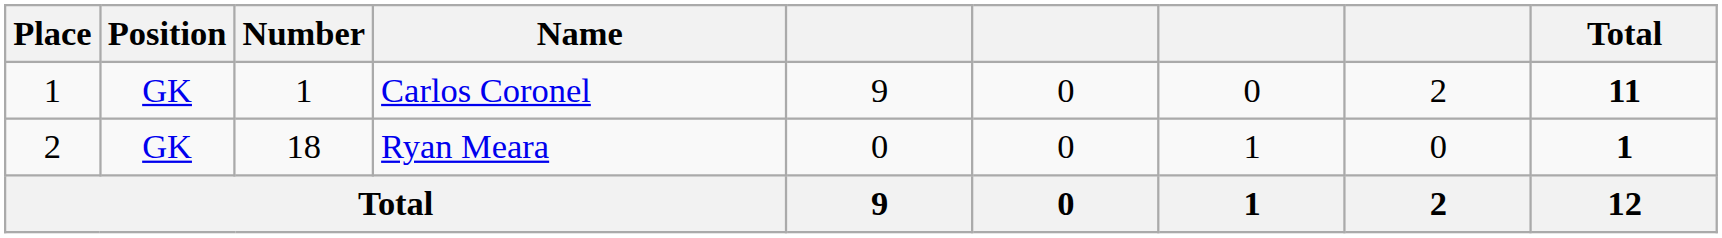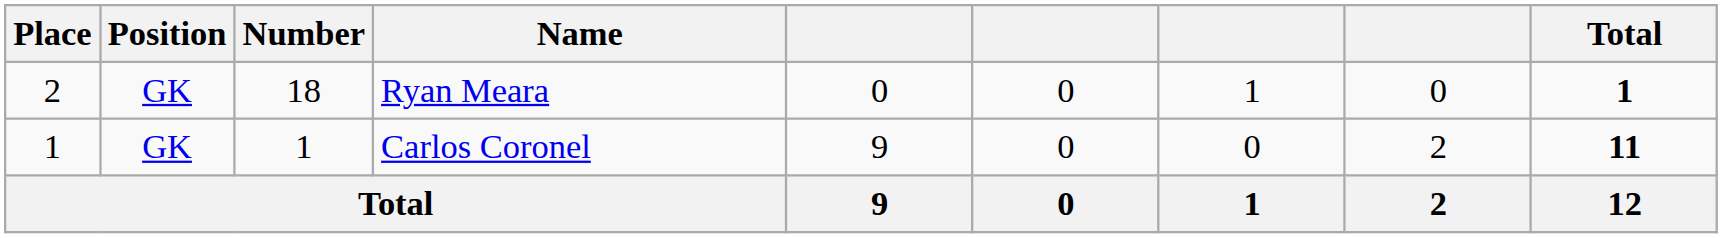rows swapped: (486, 90) <-> (465, 146)
